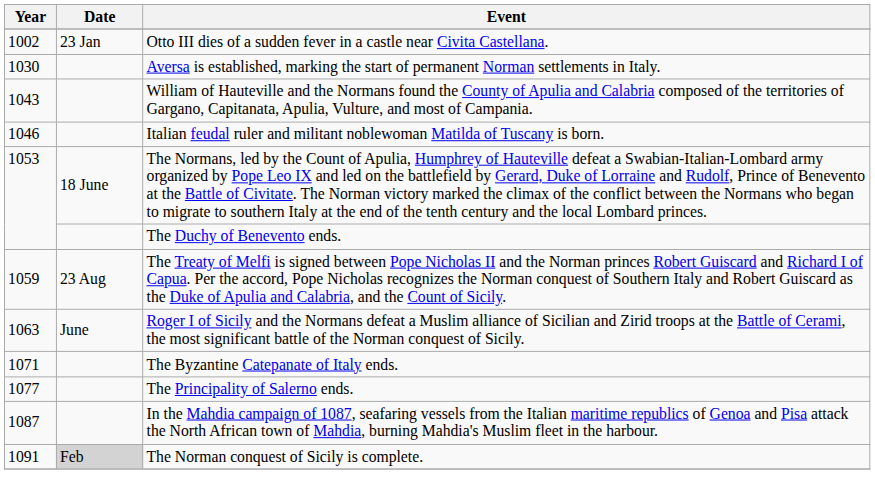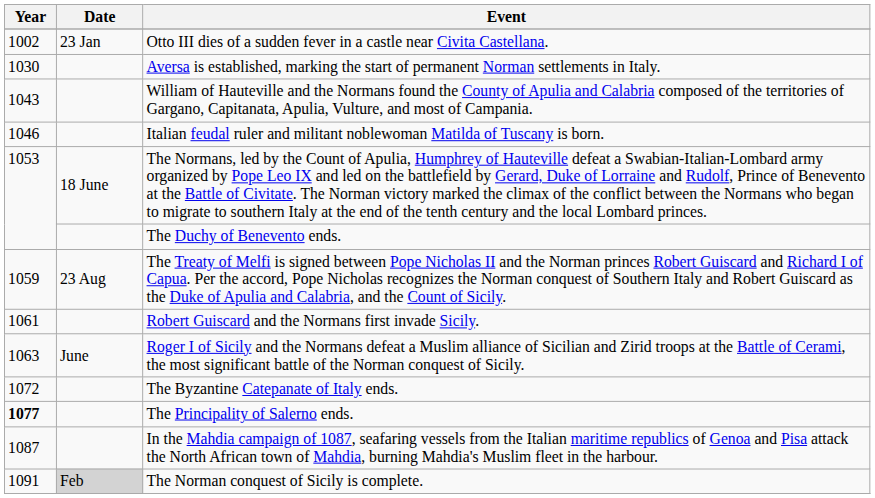+ row: (313, 321)
(24, 364) 1071 -> (24, 389) 1072
(24, 389) normal -> (24, 413) bold
